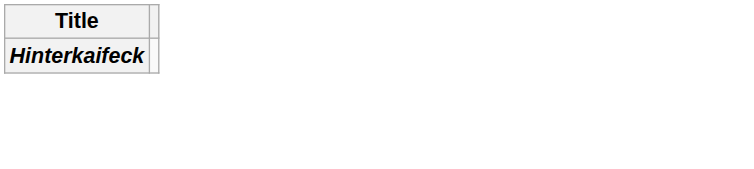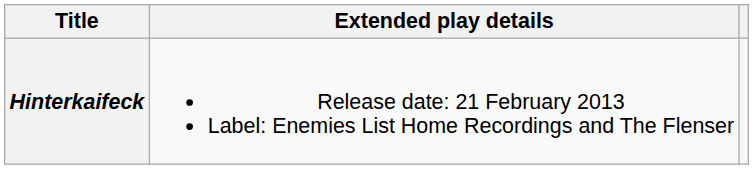+ column: (444, 21)
